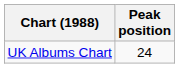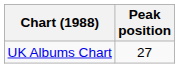(145, 52) 24 -> (145, 52) 27
